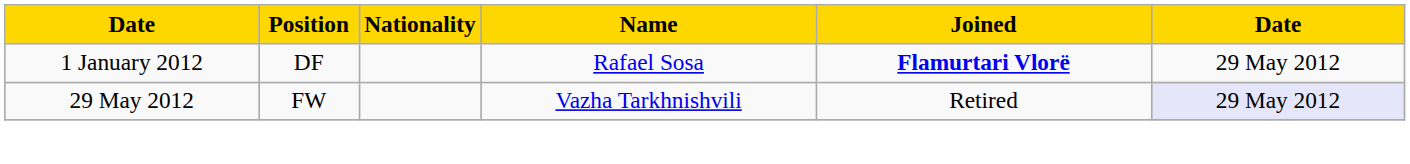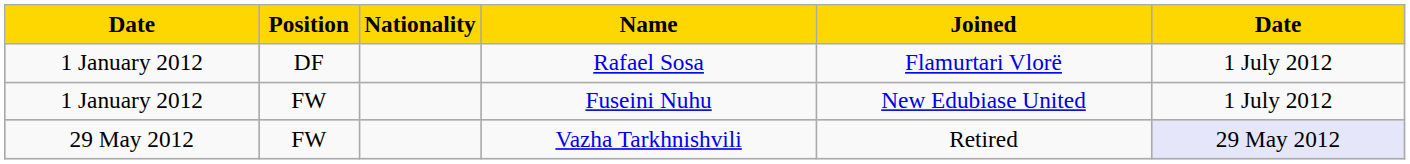(984, 62) bold -> (984, 62) normal
(1278, 62) 29 May 2012 -> (1278, 62) 1 July 2012
+ row: (649, 101)
